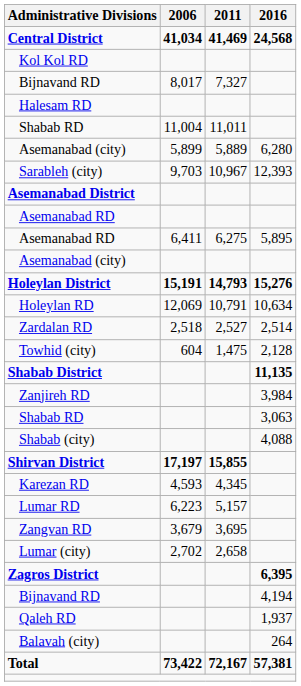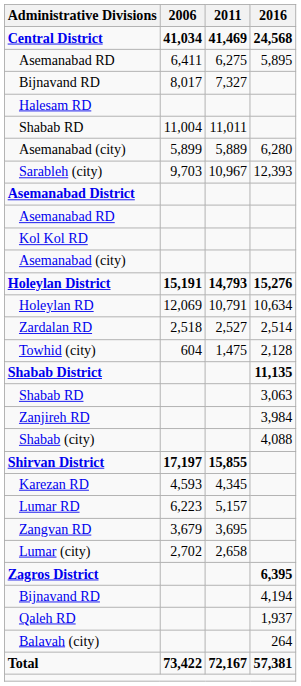rows swapped: (67, 238) <-> (53, 60)
rows swapped: (51, 417) <-> (54, 395)
